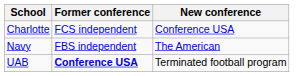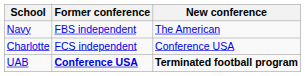rows swapped: (28, 29) <-> (19, 46)
(221, 63) normal -> (226, 63) bold
